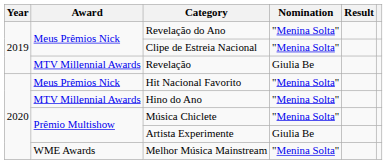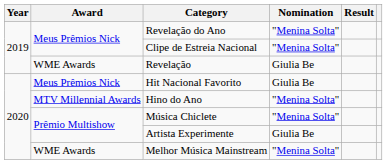(87, 64) MTV Millennial Awards -> (64, 64) WME Awards
(306, 82) "Menina Solta" -> (293, 82) Giulia Be
